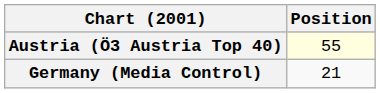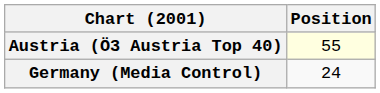(331, 74) 21 -> (331, 74) 24
